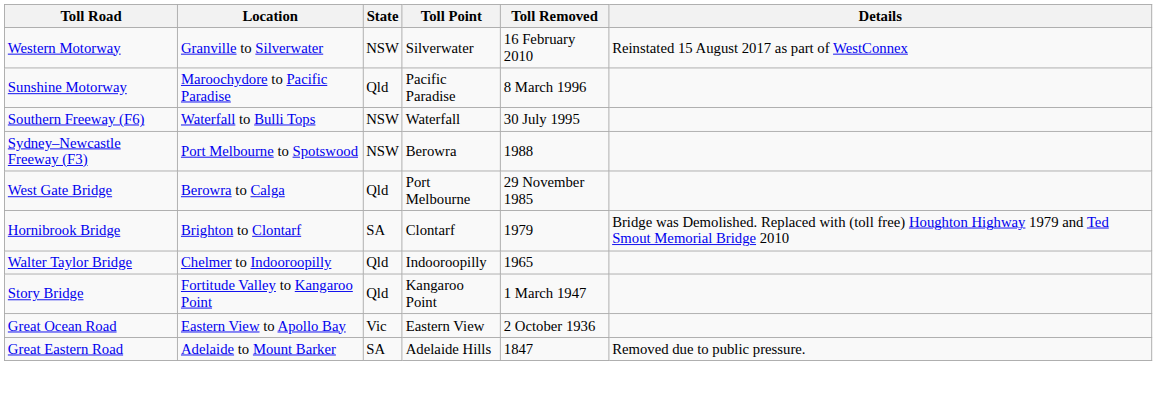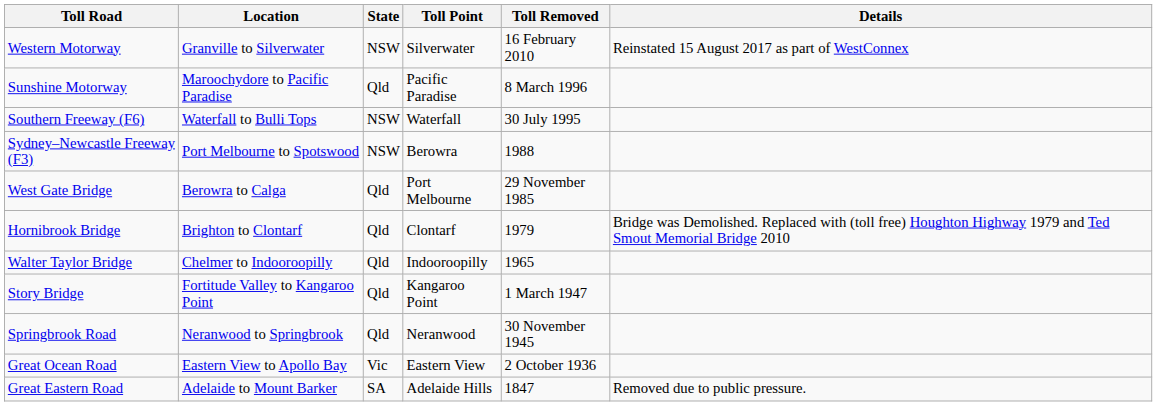(376, 230) SA -> (378, 230) Qld
+ row: (62, 333)
